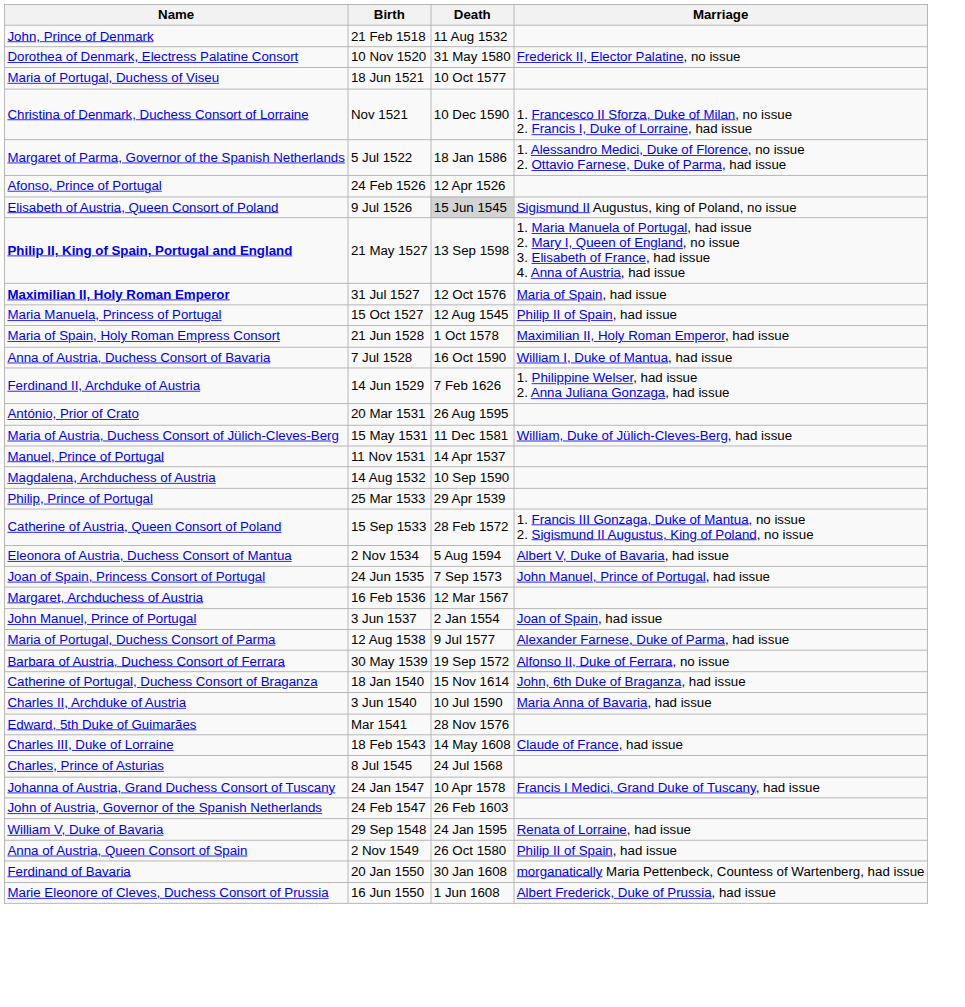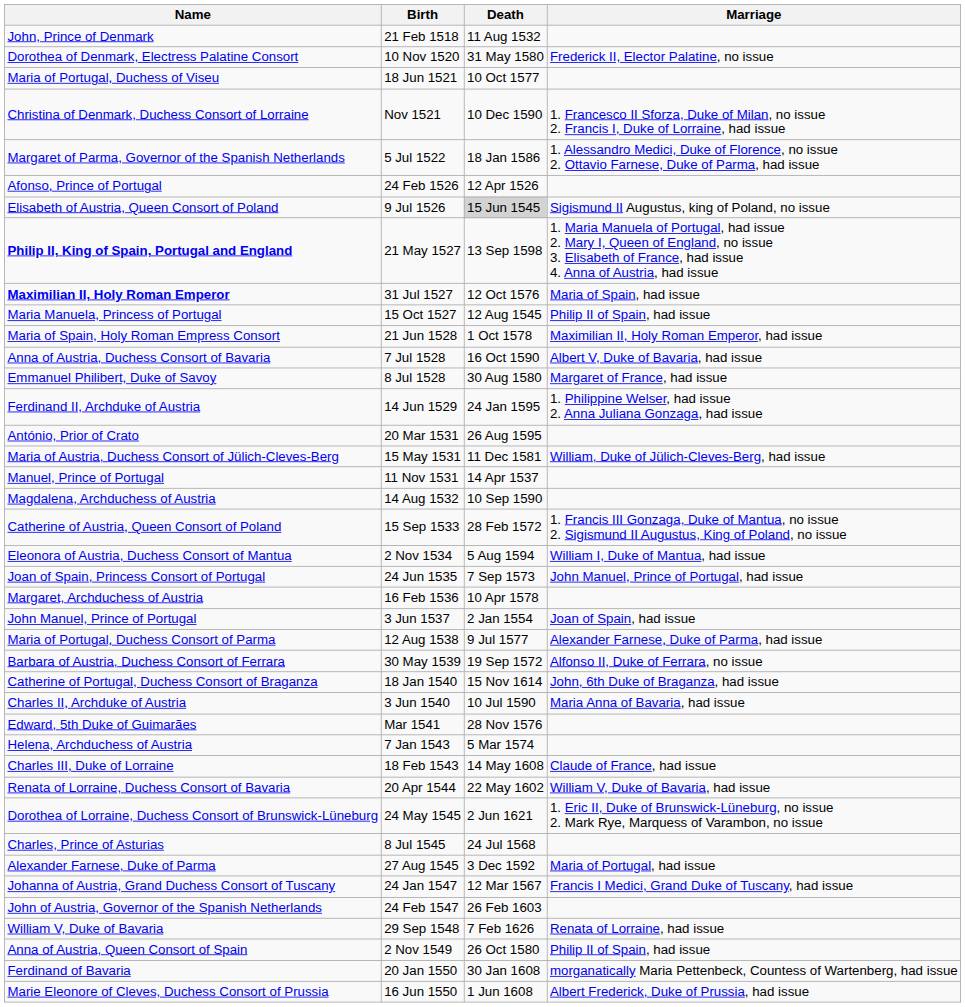(625, 357) William I, Duke of Mantua, had issue -> (656, 357) Albert V, Duke of Bavaria, had issue
+ row: (112, 378)
(467, 385) 7 Feb 1626 -> (504, 406) 24 Jan 1595
- row: (80, 498)
(623, 555) Albert V, Duke of Bavaria, had issue -> (658, 555) William I, Duke of Mantua, had issue
(471, 597) 12 Mar 1567 -> (503, 597) 10 Apr 1578
+ row: (100, 745)
+ row: (149, 787)
+ row: (193, 815)
+ row: (112, 865)
(470, 787) 10 Apr 1578 -> (504, 886) 12 Mar 1567
(470, 829) 24 Jan 1595 -> (501, 928) 7 Feb 1626
